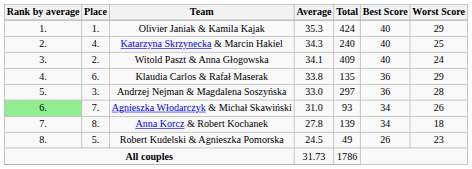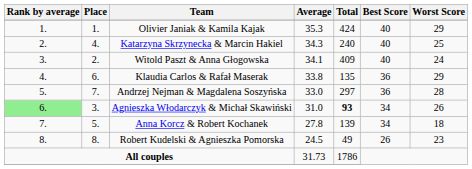(96, 92) 3. -> (96, 92) 7.
(96, 108) 7. -> (96, 108) 3.
(347, 108) normal -> (347, 108) bold
(96, 124) 8. -> (96, 124) 5.
(96, 140) 5. -> (96, 140) 8.
